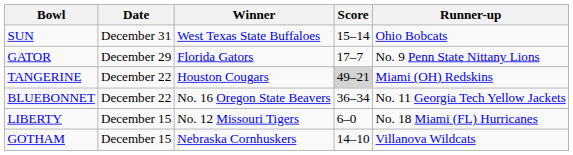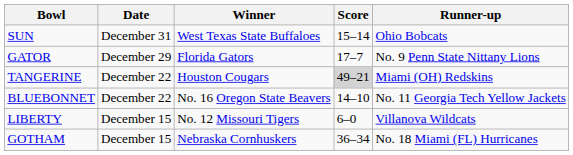(353, 98) 36–34 -> (353, 98) 14–10
(457, 118) No. 18 Miami (FL) Hurricanes -> (426, 118) Villanova Wildcats
(353, 139) 14–10 -> (353, 139) 36–34
(426, 139) Villanova Wildcats -> (457, 139) No. 18 Miami (FL) Hurricanes
